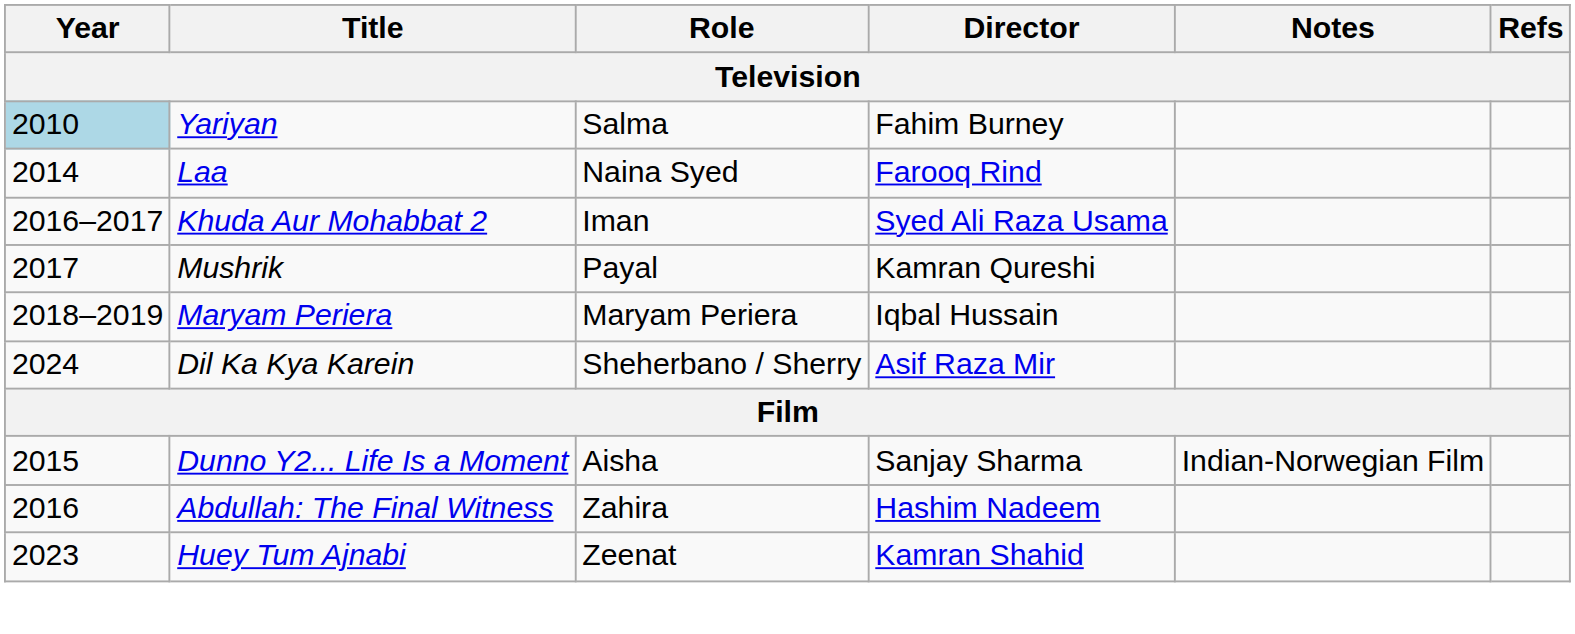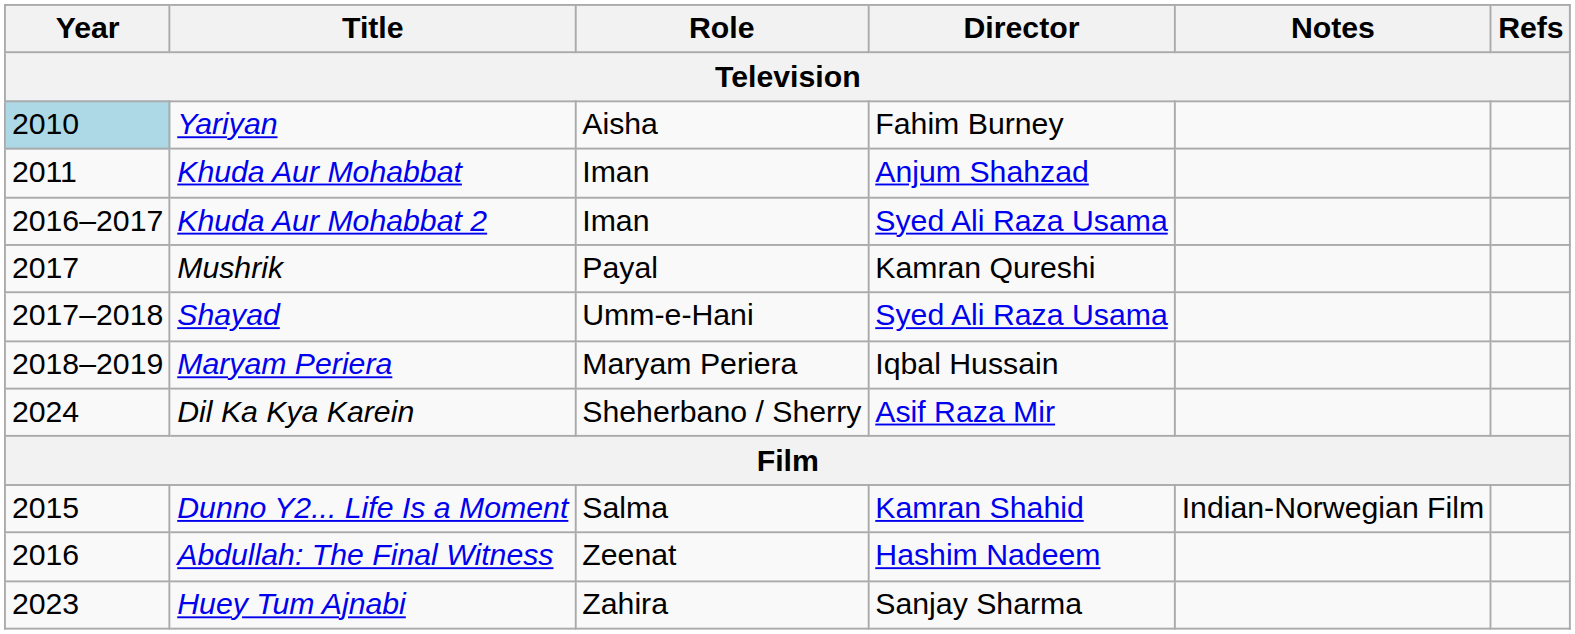(625, 124) Salma -> (620, 124) Aisha
+ row: (320, 172)
- row: (202, 172)
+ row: (229, 316)
(620, 460) Aisha -> (625, 508) Salma
(979, 460) Sanjay Sharma -> (980, 508) Kamran Shahid
(625, 508) Zahira -> (629, 556) Zeenat
(629, 556) Zeenat -> (625, 603) Zahira
(980, 556) Kamran Shahid -> (979, 603) Sanjay Sharma
